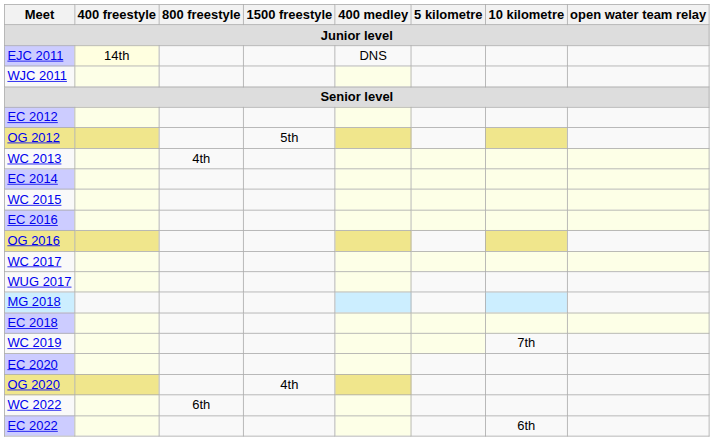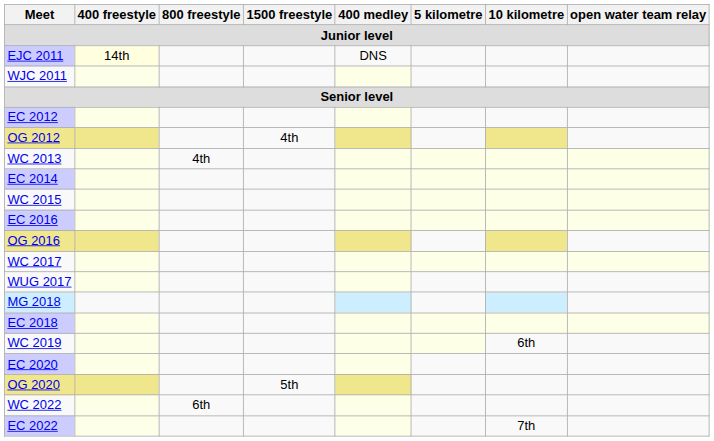(289, 138) 5th -> (289, 138) 4th
(526, 343) 7th -> (526, 343) 6th
(289, 384) 4th -> (289, 384) 5th
(526, 425) 6th -> (526, 425) 7th
